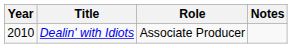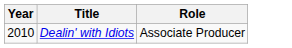- column: (268, 14)
